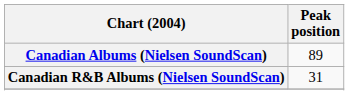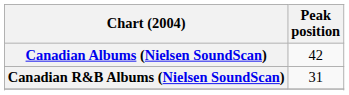(316, 54) 89 -> (316, 54) 42
